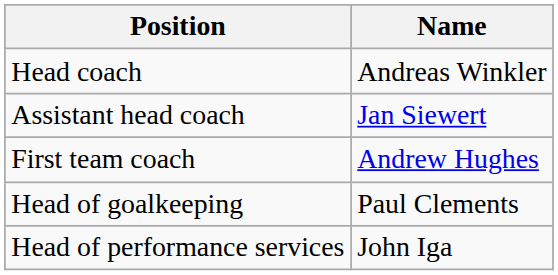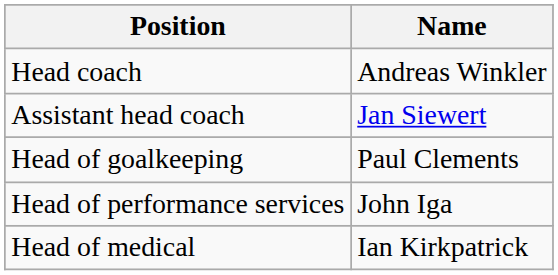- row: (103, 159)
+ row: (103, 247)
